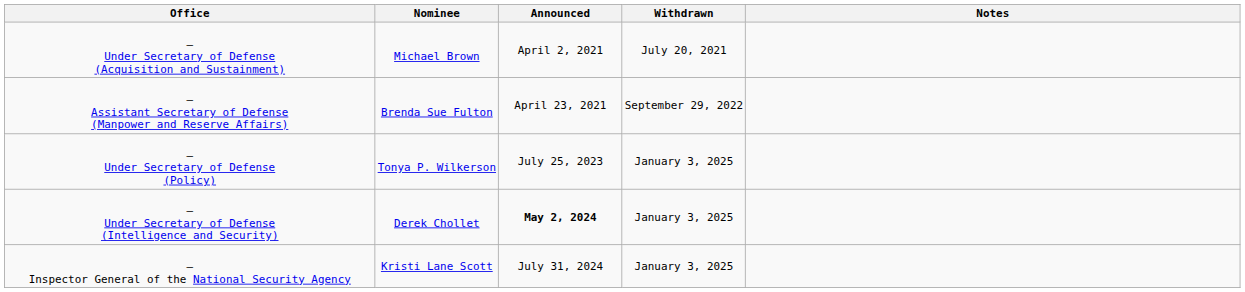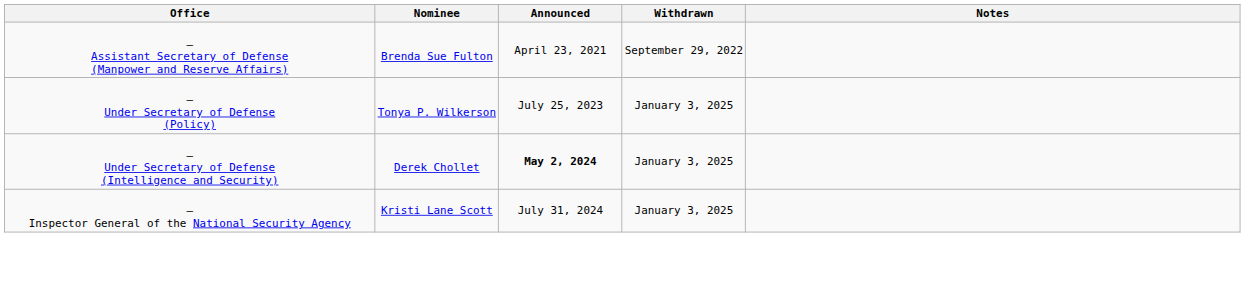- row: (190, 56)
